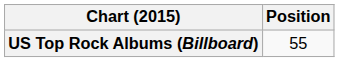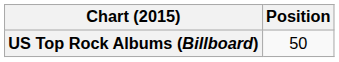(298, 43) 55 -> (298, 43) 50
